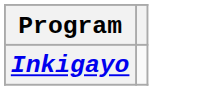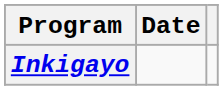+ column: (171, 25)
